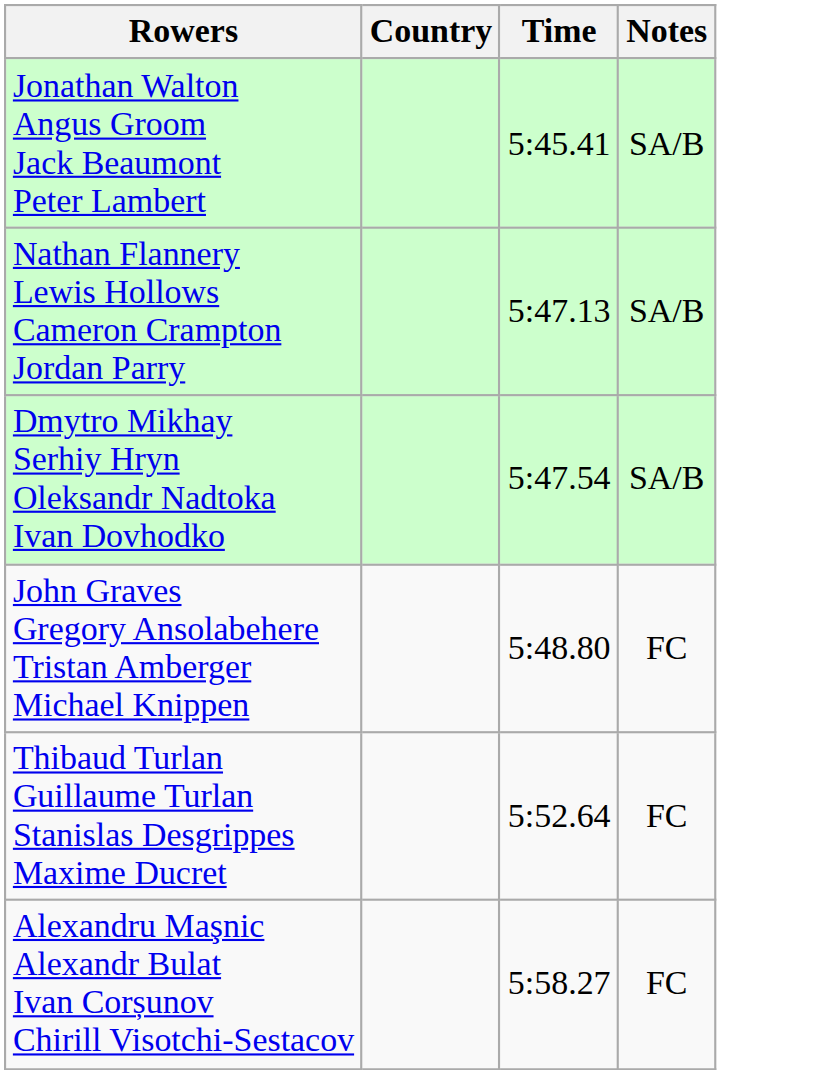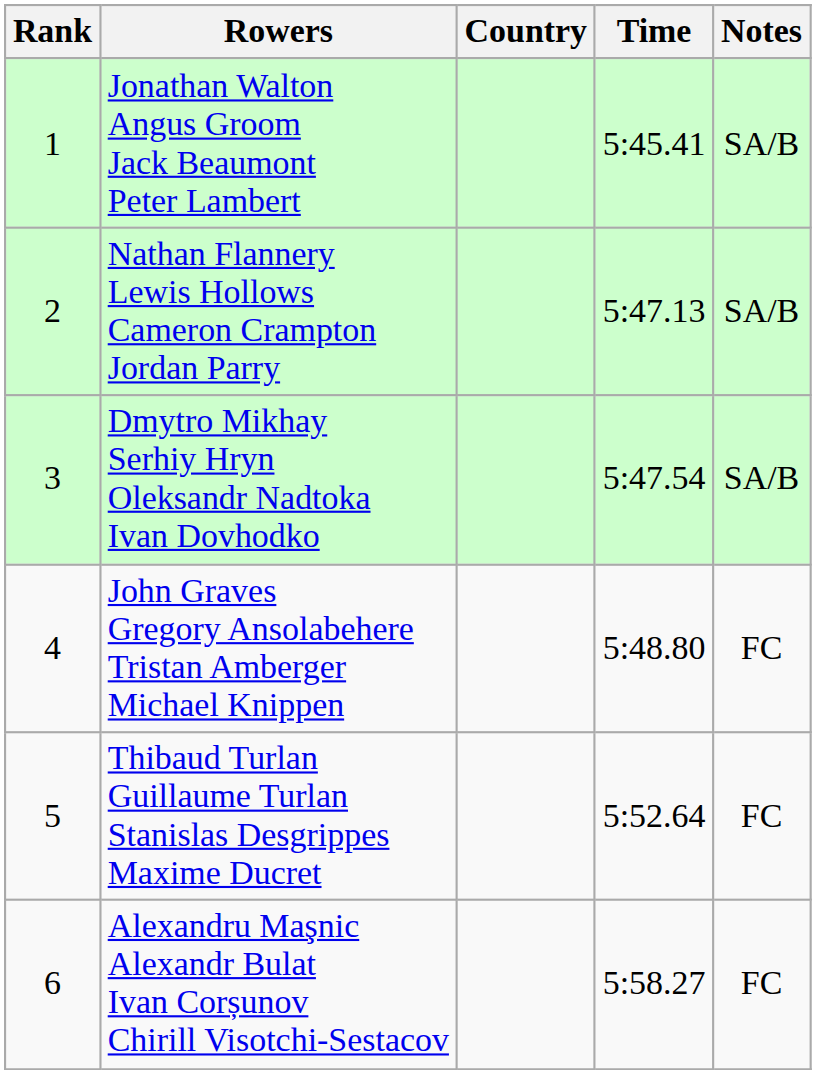+ column: (52, 31)
